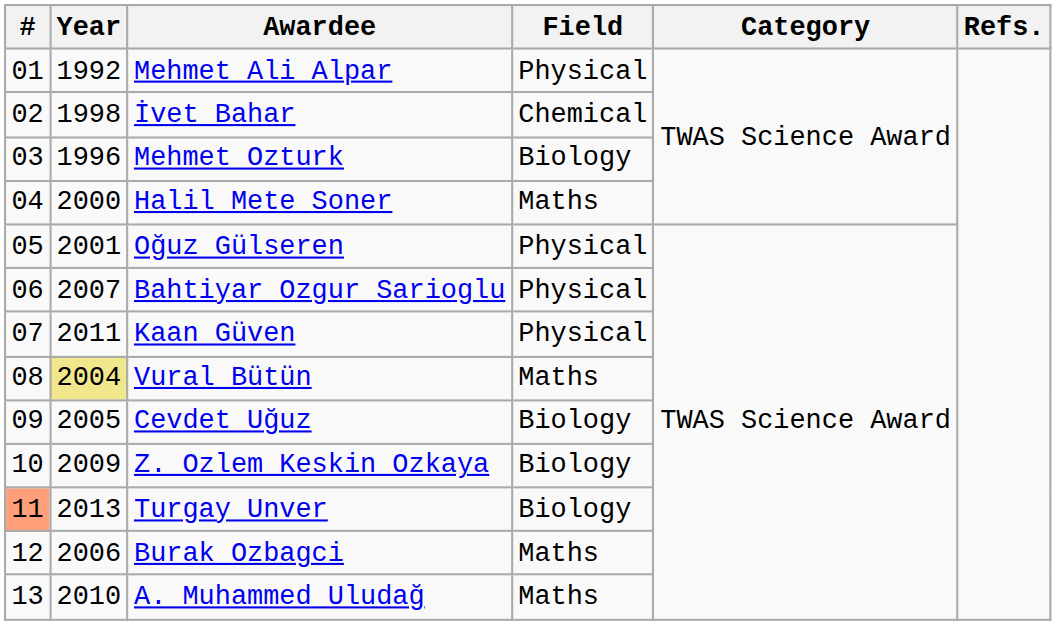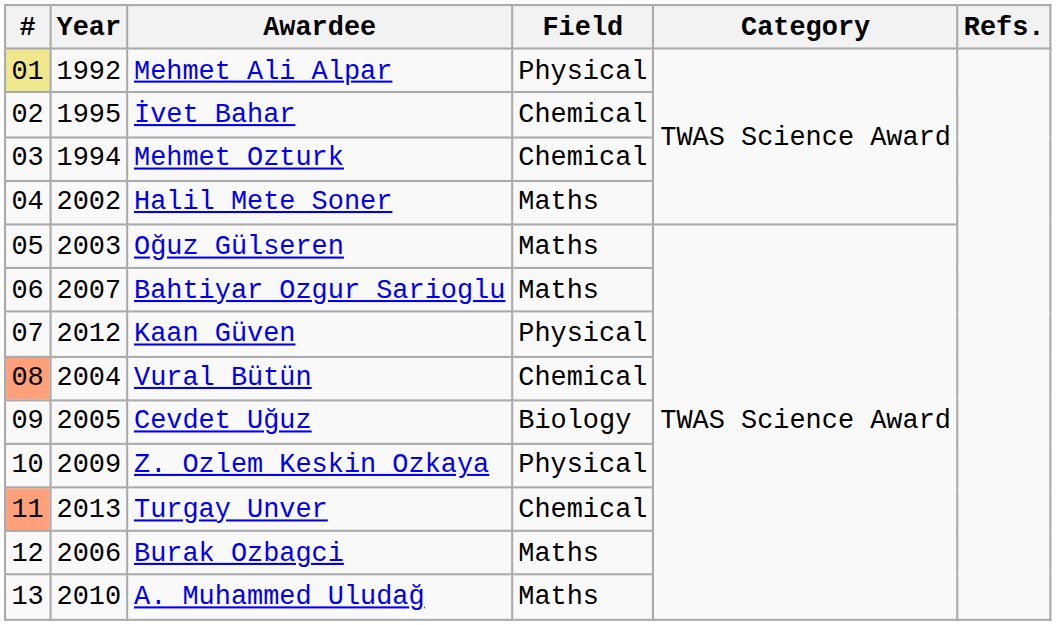(28, 71) no background -> (28, 71) khaki background
(89, 115) 1998 -> (89, 115) 1995
(89, 159) 1996 -> (89, 159) 1994
(575, 159) Biology -> (583, 159) Chemical
(89, 202) 2000 -> (89, 202) 2002
(89, 246) 2001 -> (89, 246) 2003
(583, 246) Physical -> (559, 246) Maths
(583, 290) Physical -> (559, 290) Maths
(89, 334) 2011 -> (89, 334) 2012
(28, 378) no background -> (28, 378) lightsalmon background
(89, 378) khaki background -> (89, 378) no background
(559, 378) Maths -> (583, 378) Chemical
(575, 466) Biology -> (583, 466) Physical
(575, 509) Biology -> (583, 509) Chemical
